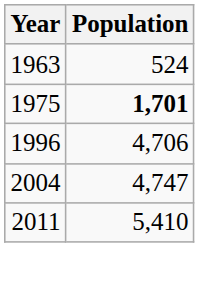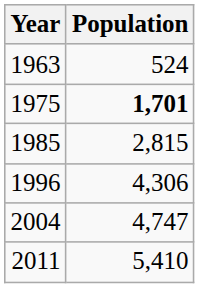+ row: (35, 143)
(160, 143) 4,706 -> (160, 182) 4,306
